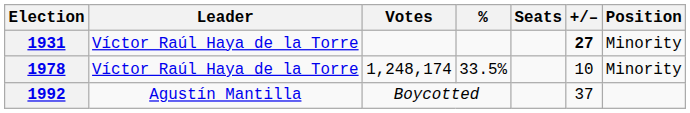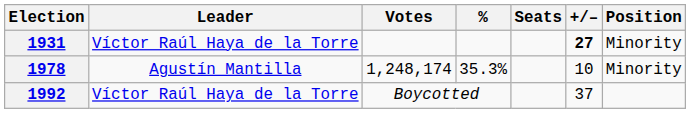(225, 69) Víctor Raúl Haya de la Torre -> (225, 69) Agustín Mantilla
(483, 69) 33.5% -> (483, 69) 35.3%
(225, 95) Agustín Mantilla -> (225, 95) Víctor Raúl Haya de la Torre
